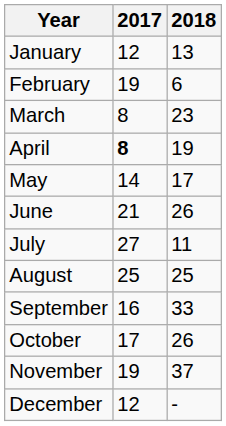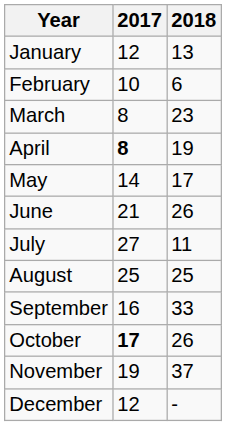(128, 84) 19 -> (128, 84) 10
(128, 340) normal -> (128, 340) bold
